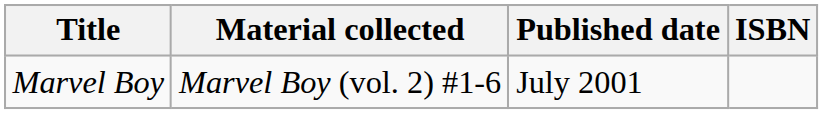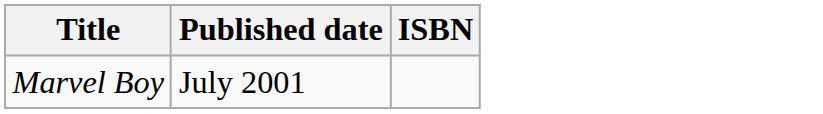- column: (340, 30)
